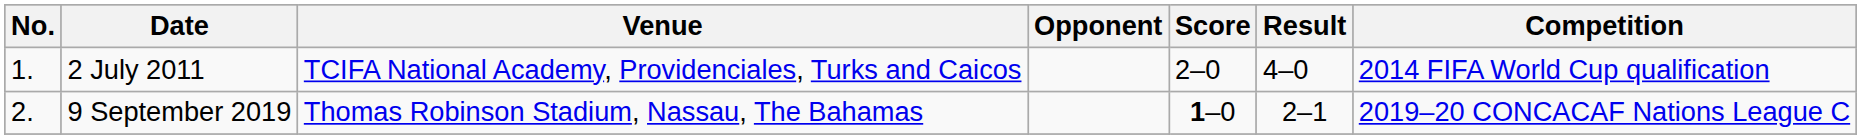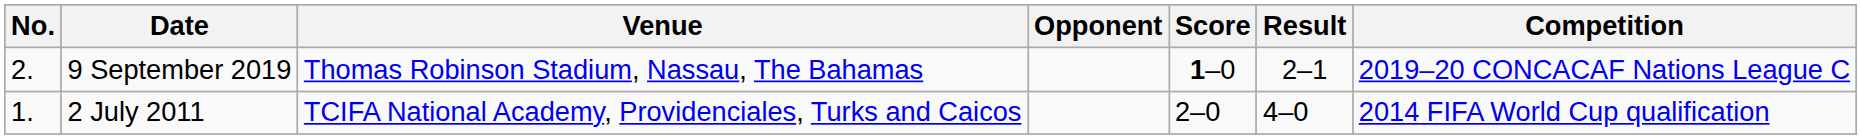rows swapped: (136, 69) <-> (179, 112)
